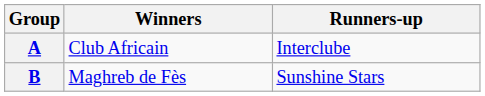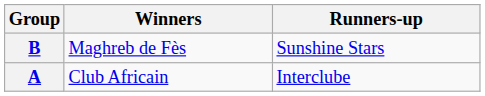rows swapped: (34, 47) <-> (34, 76)
